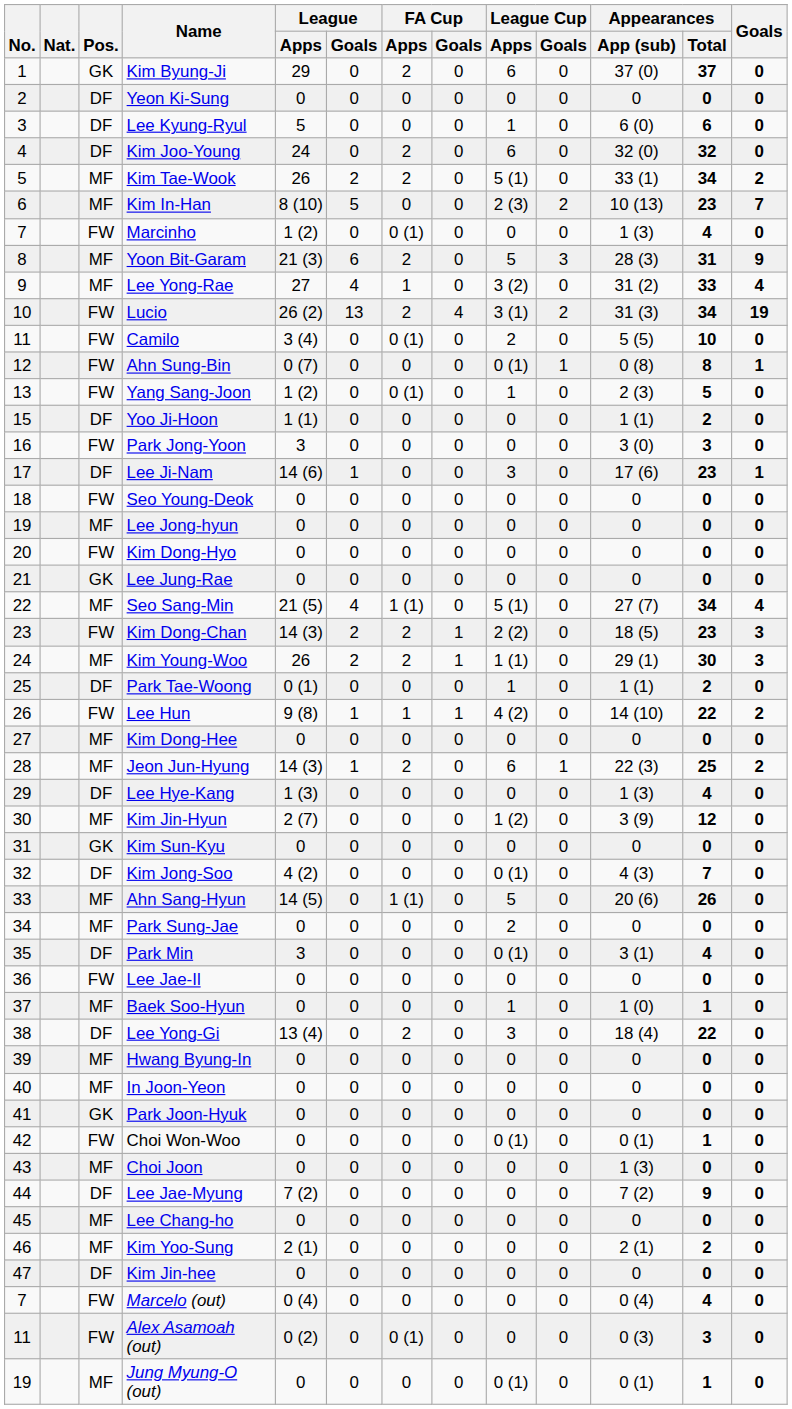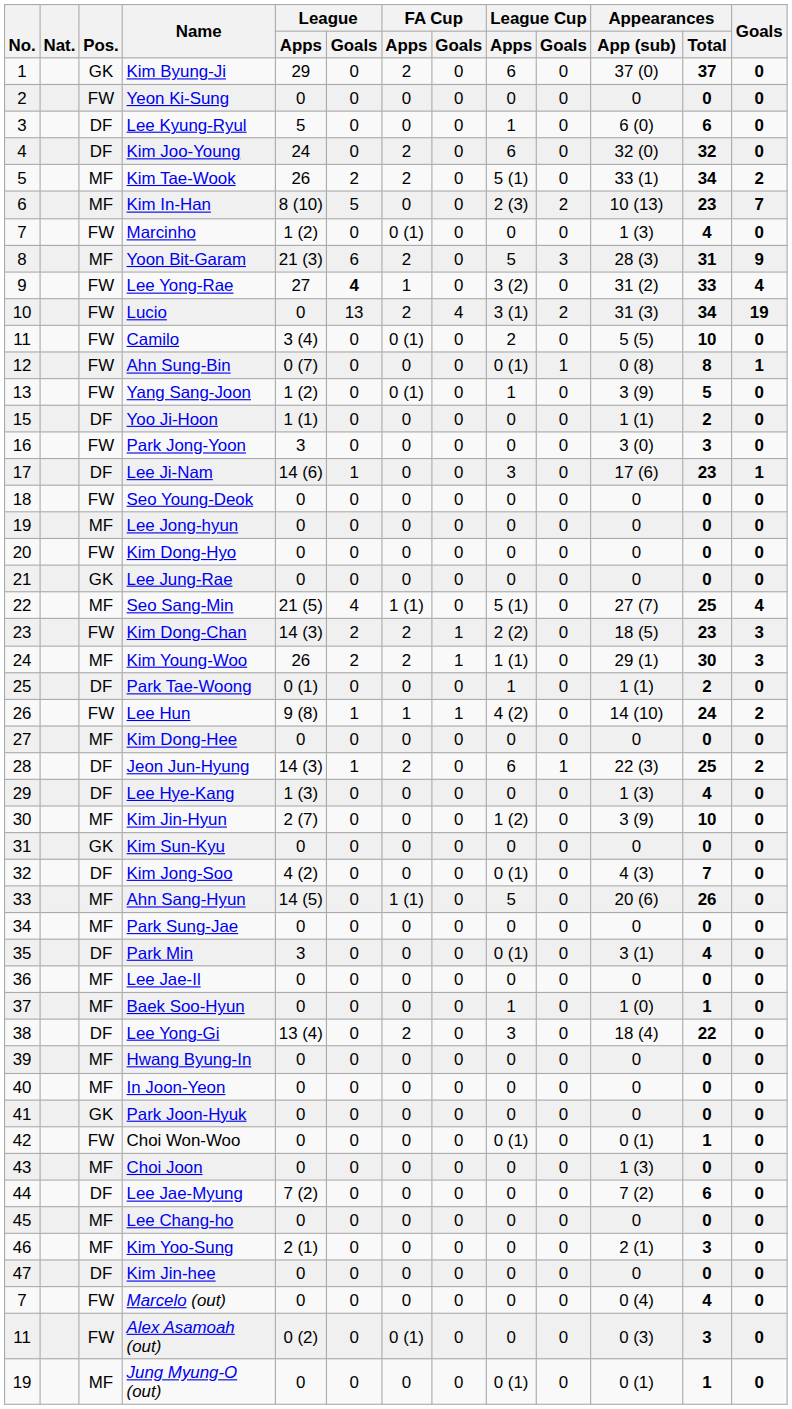(101, 98) DF -> (101, 98) FW
(101, 285) MF -> (101, 285) FW
(354, 285) normal -> (354, 285) bold
(301, 312) 26 (2) -> (301, 312) 0
(637, 392) 2 (3) -> (637, 392) 3 (9)
(707, 606) 34 -> (707, 606) 25
(707, 713) 22 -> (707, 713) 24
(101, 766) MF -> (101, 766) DF
(707, 819) 12 -> (707, 819) 10
(511, 926) 2 -> (511, 926) 0
(101, 980) FW -> (101, 980) MF
(707, 1193) 9 -> (707, 1193) 6
(707, 1247) 2 -> (707, 1247) 3
(301, 1300) 0 (4) -> (301, 1300) 0
